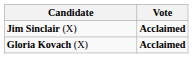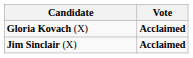rows swapped: (47, 45) <-> (42, 28)
